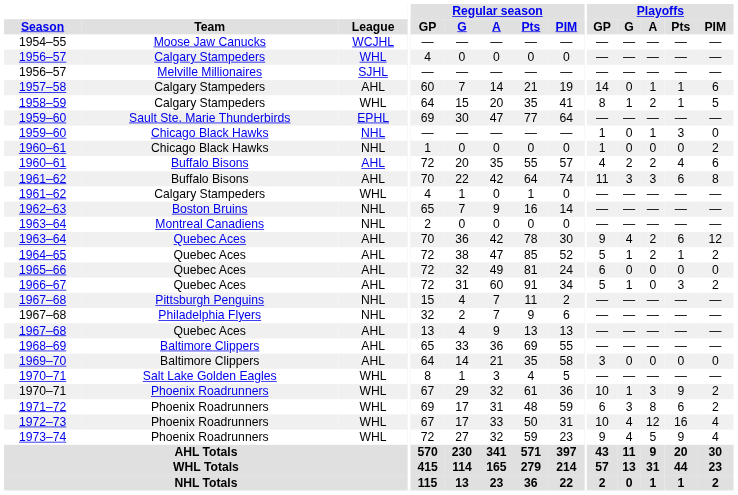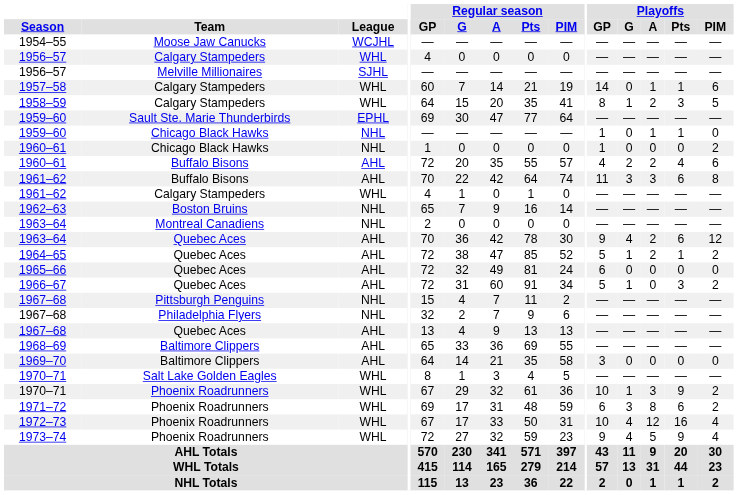(373, 87) AHL -> (373, 87) WHL
(681, 102) 1 -> (681, 102) 3
(681, 133) 3 -> (681, 133) 1
